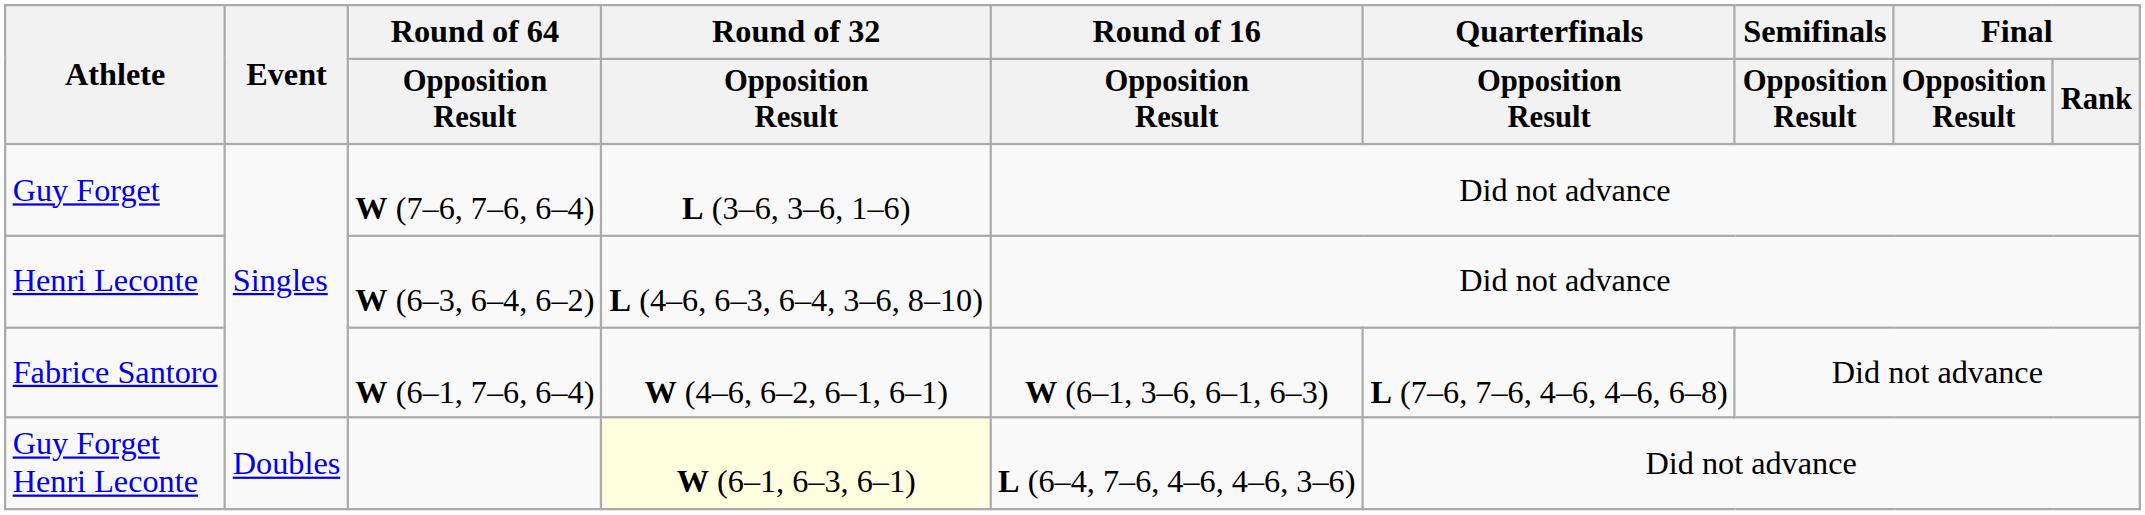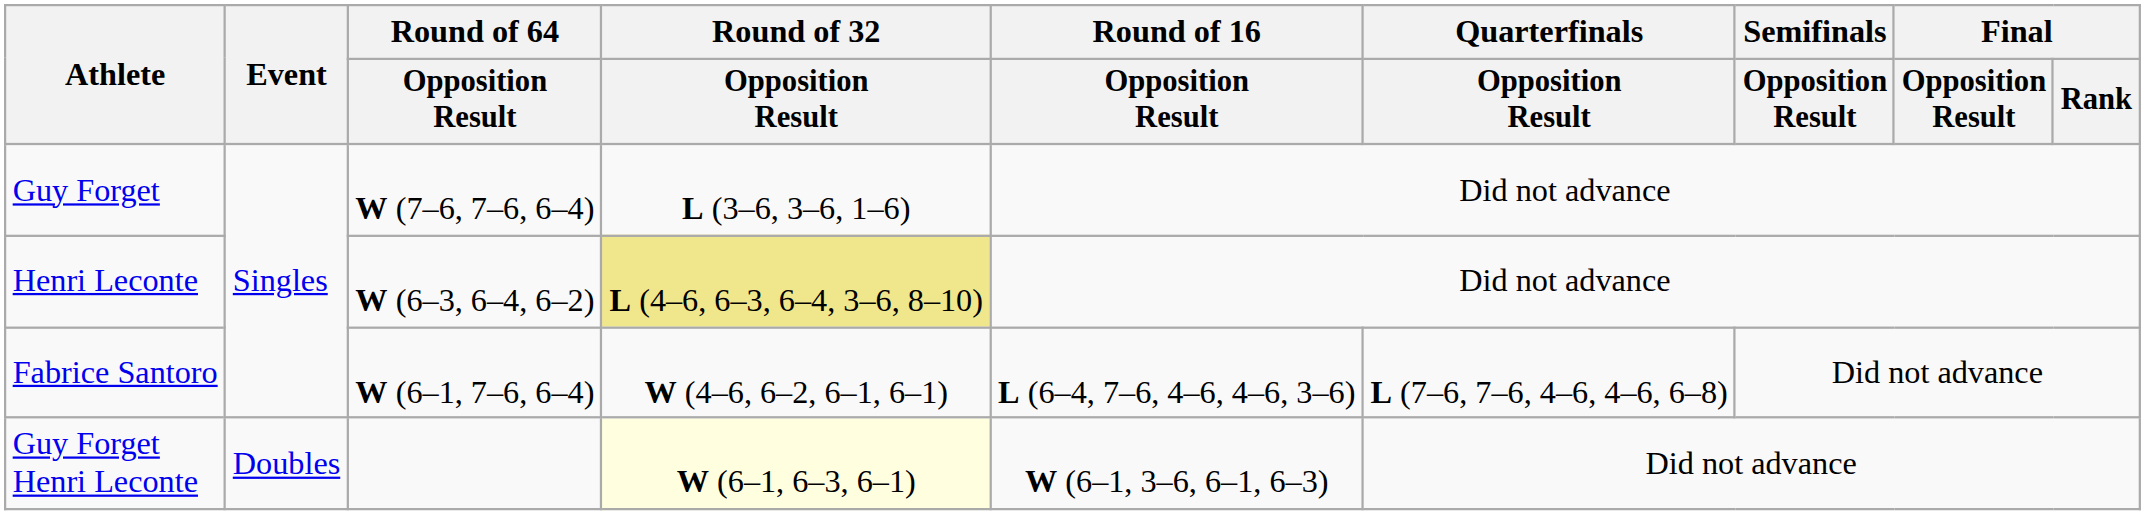(796, 300) no background -> (796, 300) khaki background
(1177, 391) W (6–1, 3–6, 6–1, 6–3) -> (1177, 391) L (6–4, 7–6, 4–6, 4–6, 3–6)
(1177, 482) L (6–4, 7–6, 4–6, 4–6, 3–6) -> (1177, 482) W (6–1, 3–6, 6–1, 6–3)
